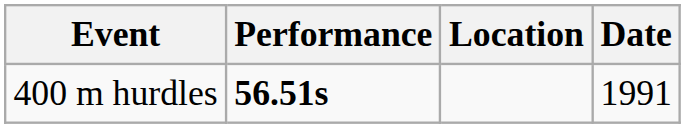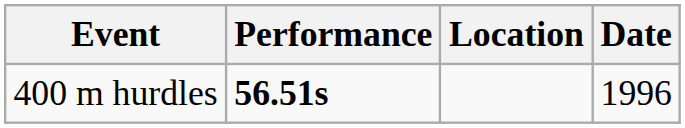(636, 93) 1991 -> (636, 93) 1996
